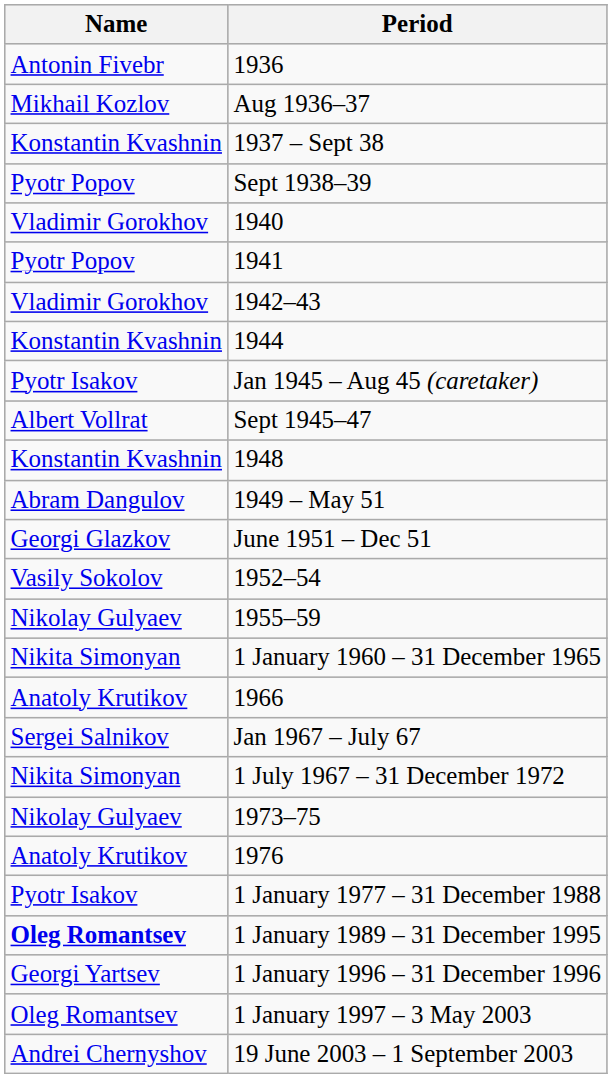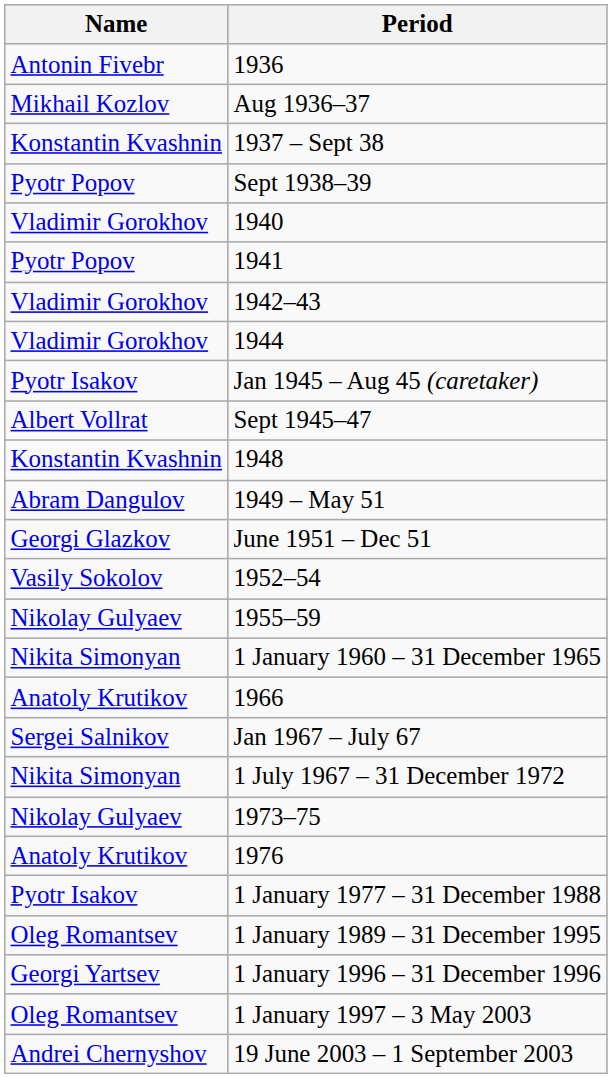(116, 340) Konstantin Kvashnin -> (109, 340) Vladimir Gorokhov
(98, 934) bold -> (94, 934) normal
